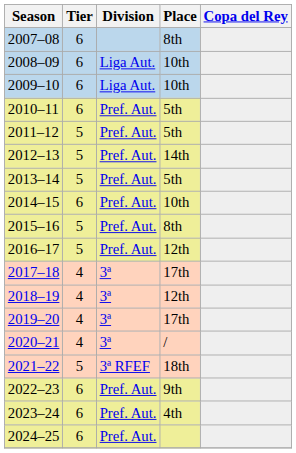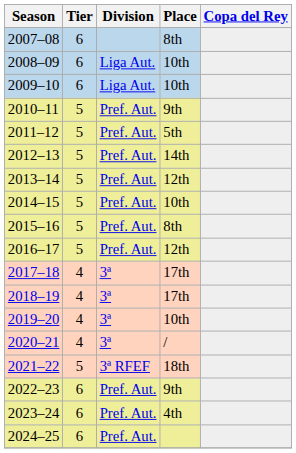(80, 109) 6 -> (80, 109) 5
(173, 109) 5th -> (173, 109) 9th
(173, 179) 5th -> (176, 179) 12th
(80, 202) 6 -> (80, 202) 5
(176, 296) 12th -> (176, 296) 17th
(176, 319) 17th -> (176, 319) 10th
